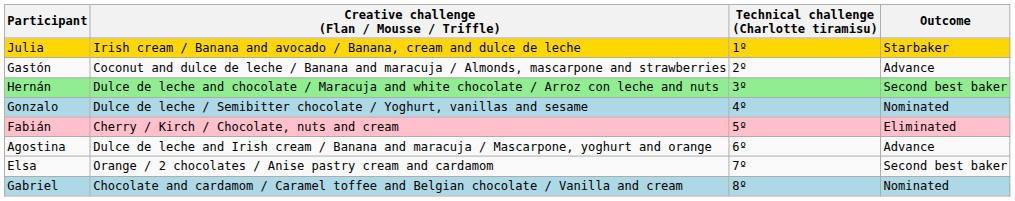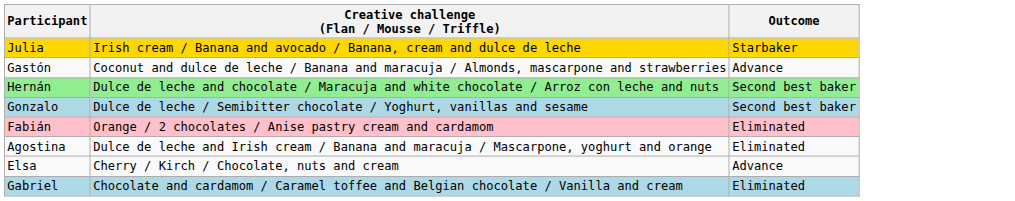- column: (805, 21)
(916, 107) Nominated -> (794, 107) Second best baker
(246, 127) Cherry / Kirch / Chocolate, nuts and cream -> (293, 127) Orange / 2 chocolates / Anise pastry cream and cardamom
(909, 146) Advance -> (769, 146) Eliminated
(293, 166) Orange / 2 chocolates / Anise pastry cream and cardamom -> (246, 166) Cherry / Kirch / Chocolate, nuts and cream
(945, 166) Second best baker -> (758, 166) Advance
(916, 186) Nominated -> (769, 186) Eliminated
